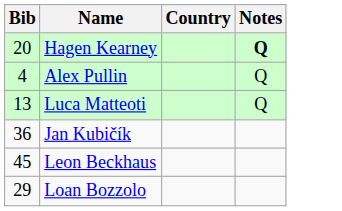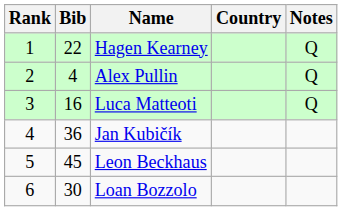+ column: (30, 18)
(22, 47) 20 -> (73, 47) 22
(261, 47) bold -> (311, 47) normal
(22, 104) 13 -> (73, 104) 16
(22, 190) 29 -> (73, 190) 30
